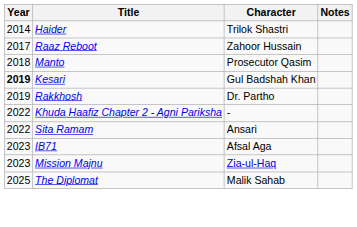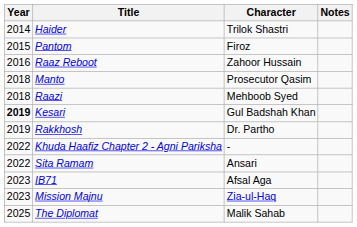+ row: (53, 46)
(19, 46) 2017 -> (19, 63) 2016
+ row: (49, 96)
